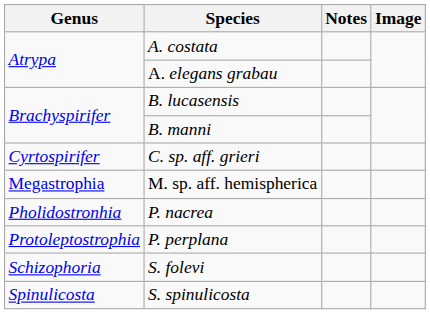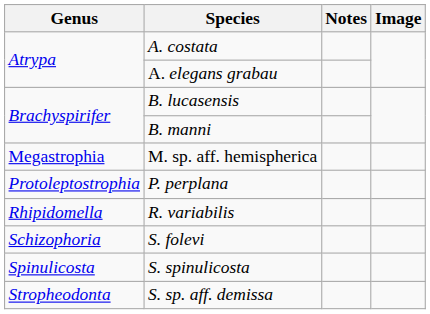- row: (204, 156)
- row: (181, 211)
+ row: (191, 211)
+ row: (211, 294)
